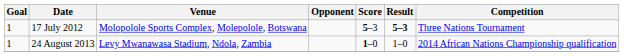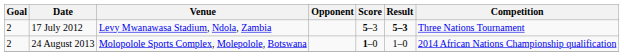(9, 28) 1 -> (9, 28) 2
(203, 28) Molopolole Sports Complex, Molepolole, Botswana -> (185, 28) Levy Mwanawasa Stadium, Ndola, Zambia
(9, 43) 1 -> (9, 43) 2
(185, 43) Levy Mwanawasa Stadium, Ndola, Zambia -> (203, 43) Molopolole Sports Complex, Molepolole, Botswana
